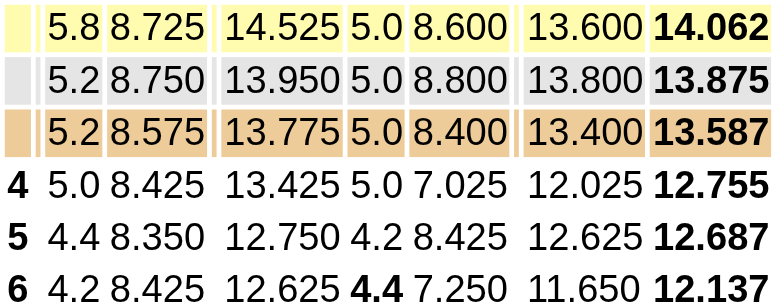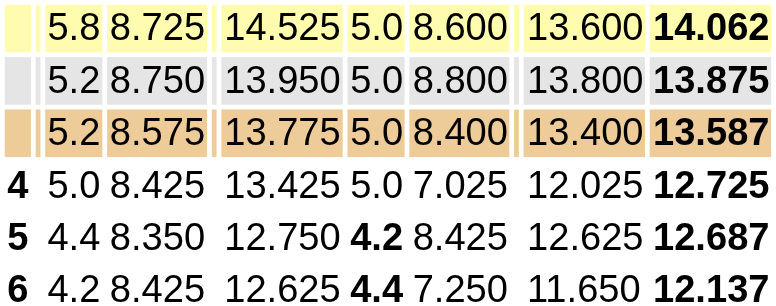(711, 184) 12.755 -> (711, 184) 12.725
(377, 237) normal -> (377, 237) bold
